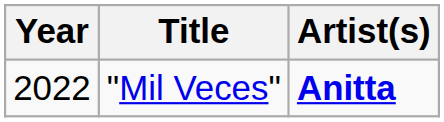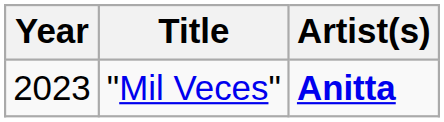(52, 87) 2022 -> (52, 87) 2023
